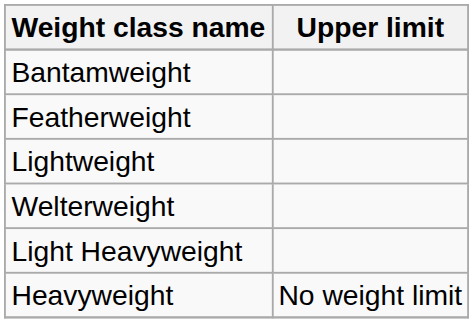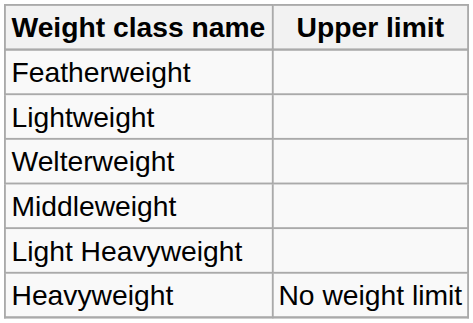- row: (101, 72)
+ row: (94, 207)
